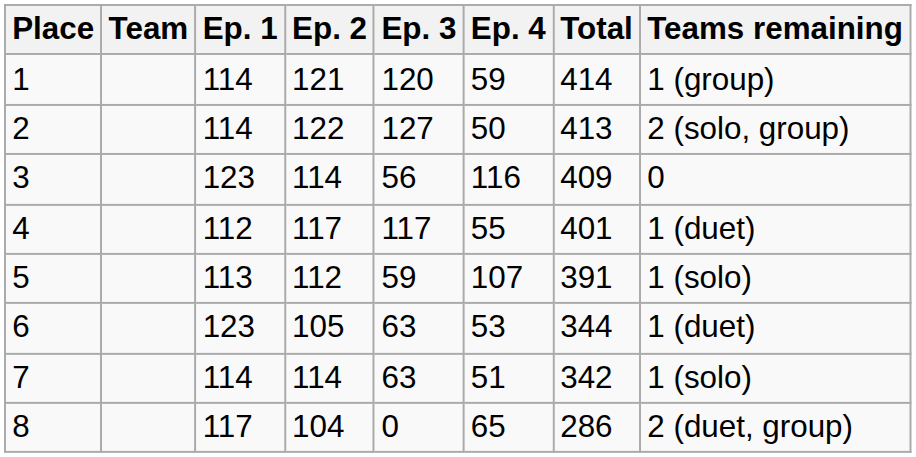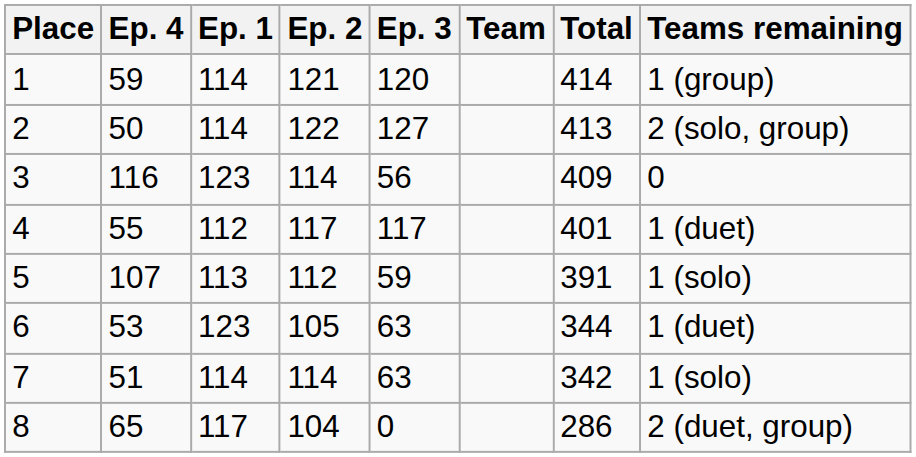columns swapped: (148, 29) <-> (508, 29)
